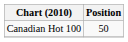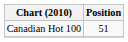(104, 28) 50 -> (104, 28) 51
